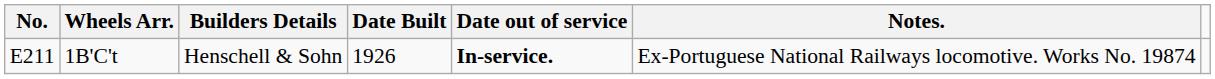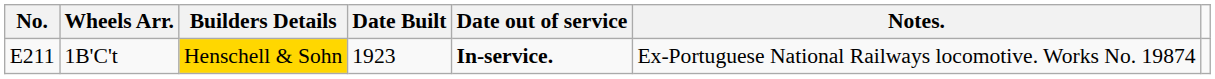(263, 55) no background -> (263, 55) gold background
(374, 55) 1926 -> (374, 55) 1923
